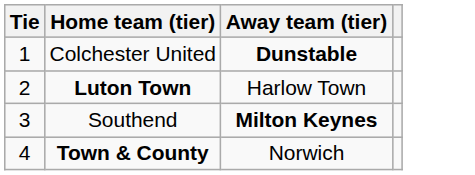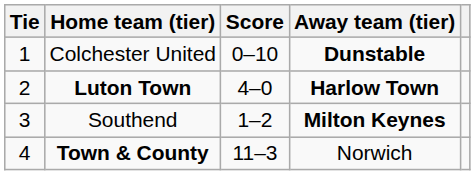+ column: (255, 21)
(307, 87) normal -> (375, 87) bold
